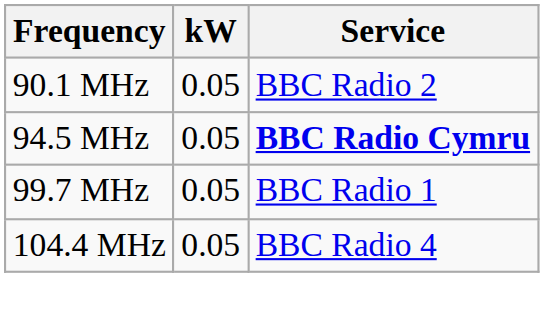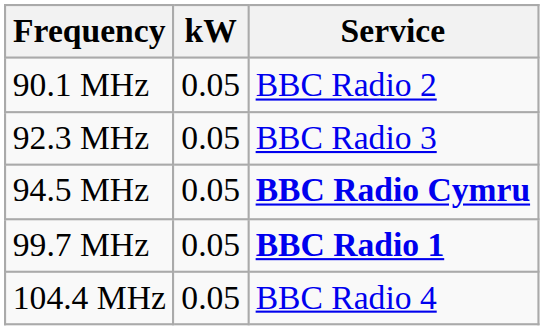+ row: (81, 137)
(346, 191) normal -> (350, 244) bold
